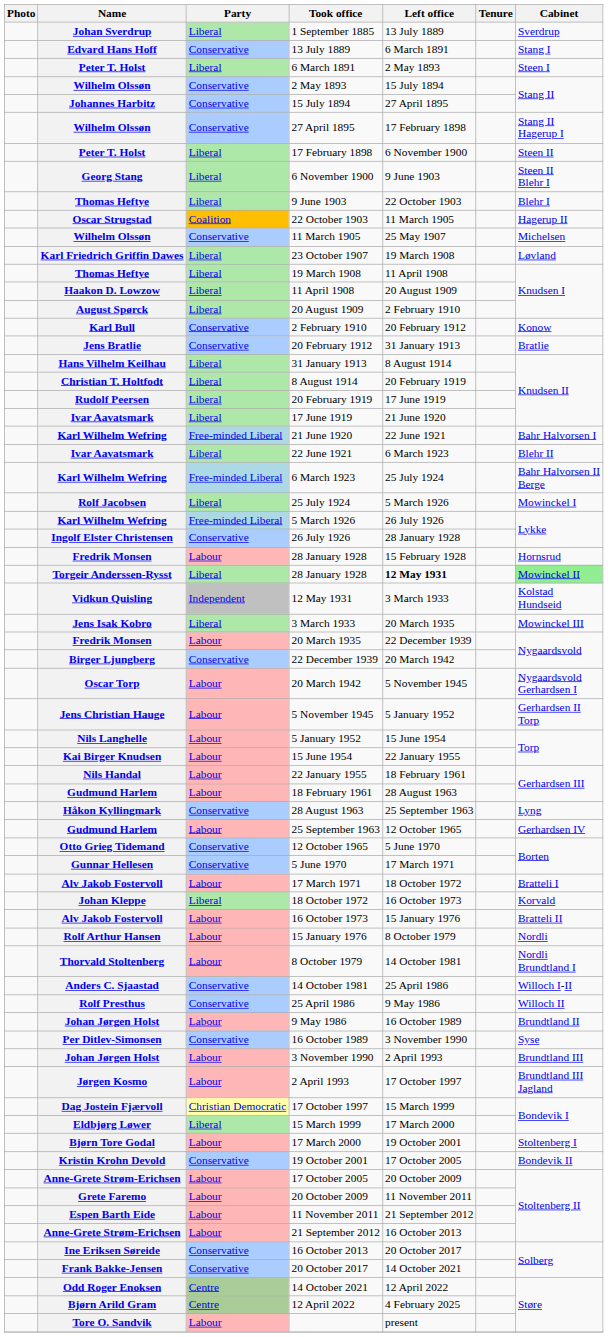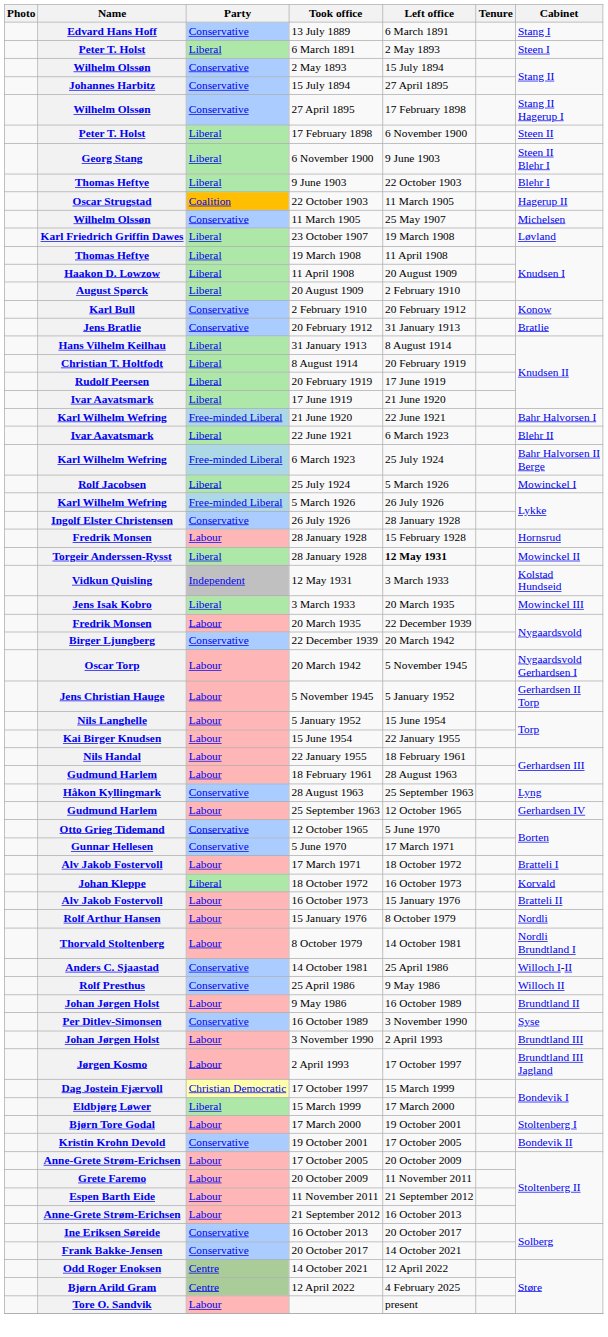- row: (112, 31)
(549, 574) lightgreen background -> (549, 556) no background
